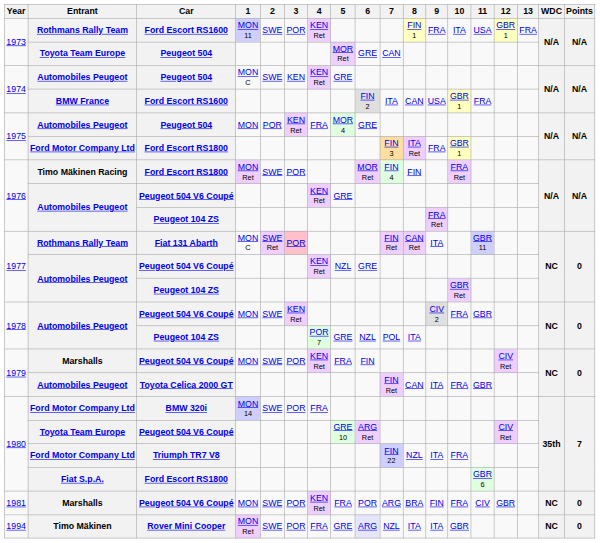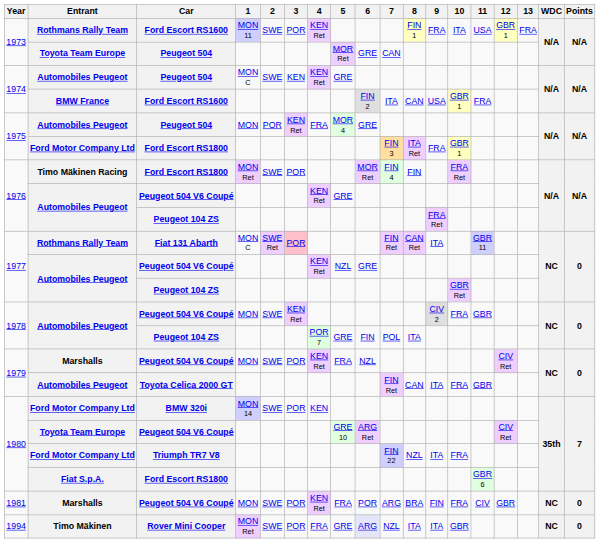(368, 338) NZL -> (368, 338) FIN
(368, 361) FIN -> (368, 361) NZL
(319, 409) FRA -> (319, 409) KEN
